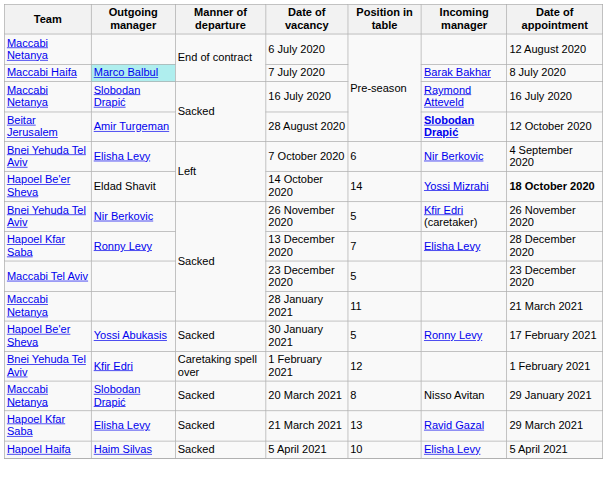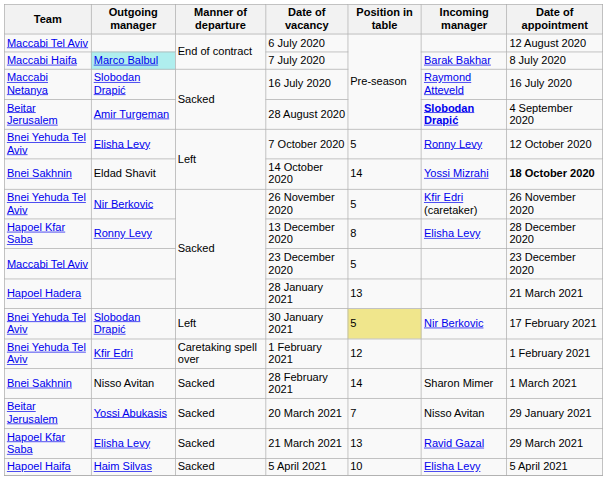(27, 49) Maccabi Netanya -> (47, 43) Maccabi Tel Aviv
(551, 126) 12 October 2020 -> (541, 114) 4 September 2020
(353, 156) 6 -> (353, 144) 5
(454, 156) Nir Berkovic -> (453, 144) Ronny Levy
(541, 156) 4 September 2020 -> (551, 144) 12 October 2020
(39, 186) Hapoel Be'er Sheva -> (39, 174) Bnei Sakhnin
(353, 246) 7 -> (353, 234) 8
(27, 306) Maccabi Netanya -> (44, 293) Hapoel Hadera
(356, 306) 11 -> (356, 293) 13
(39, 336) Hapoel Be'er Sheva -> (46, 323) Bnei Yehuda Tel Aviv
(130, 336) Yossi Abukasis -> (117, 323) Slobodan Drapić
(196, 336) Sacked -> (187, 323) Left
(353, 336) no background -> (353, 323) khaki background
(453, 336) Ronny Levy -> (454, 323) Nir Berkovic
+ row: (298, 383)
(27, 396) Maccabi Netanya -> (32, 413) Beitar Jerusalem
(117, 396) Slobodan Drapić -> (130, 413) Yossi Abukasis
(353, 396) 8 -> (353, 413) 7
